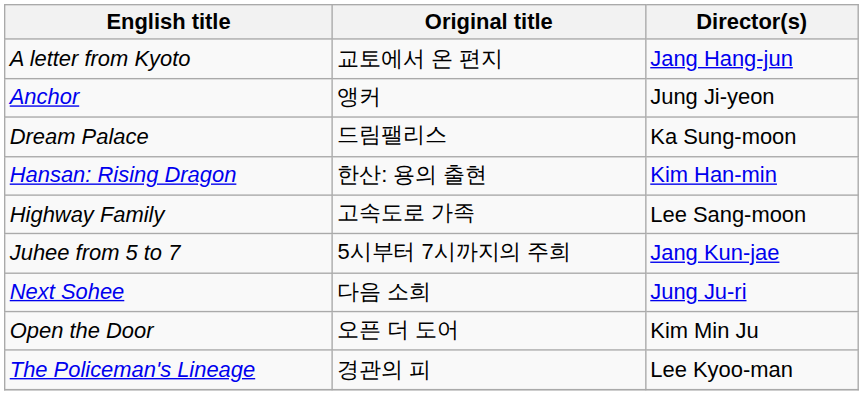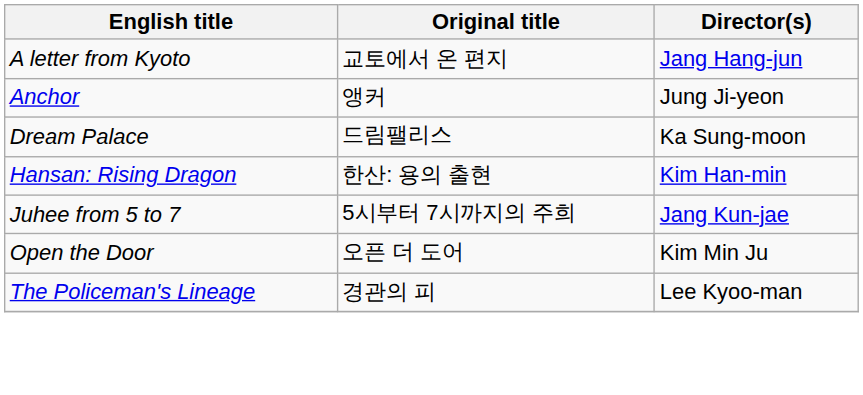- row: (87, 214)
- row: (67, 291)
